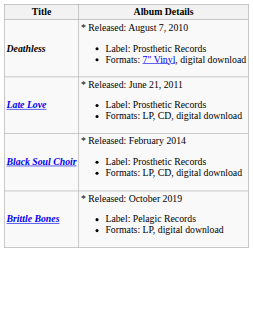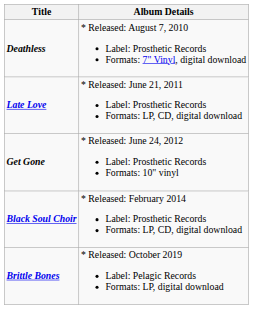+ row: (26, 162)
